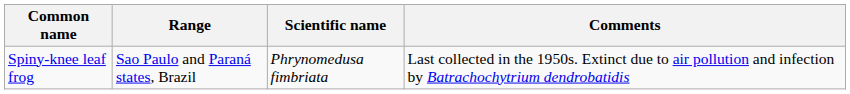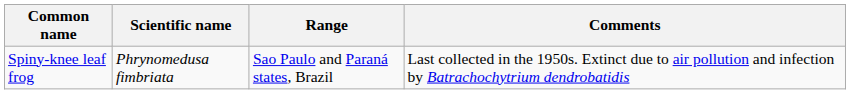columns swapped: (336, 25) <-> (190, 25)
